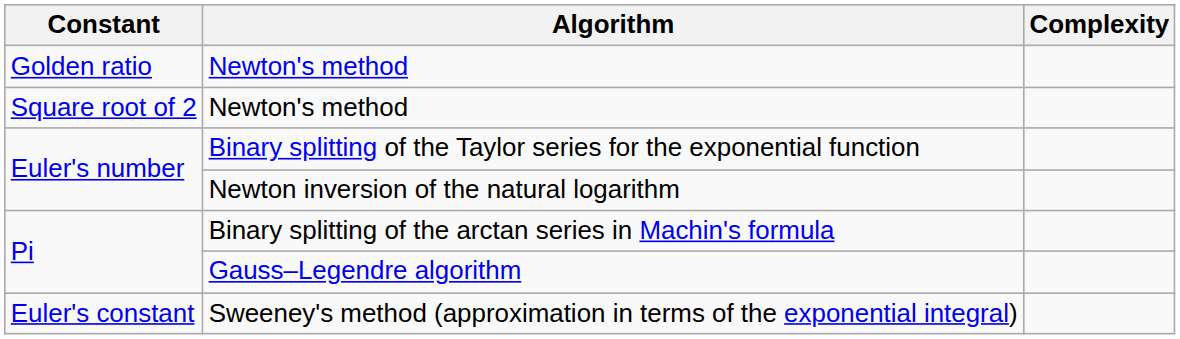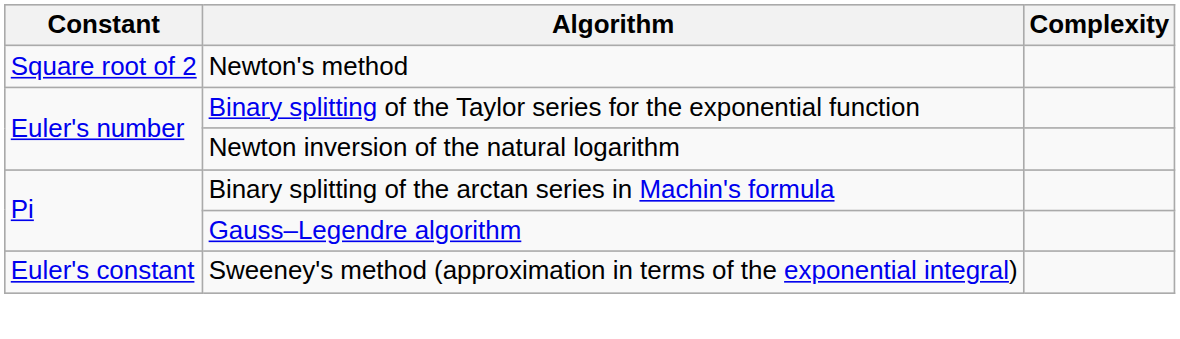- row: (81, 66)
